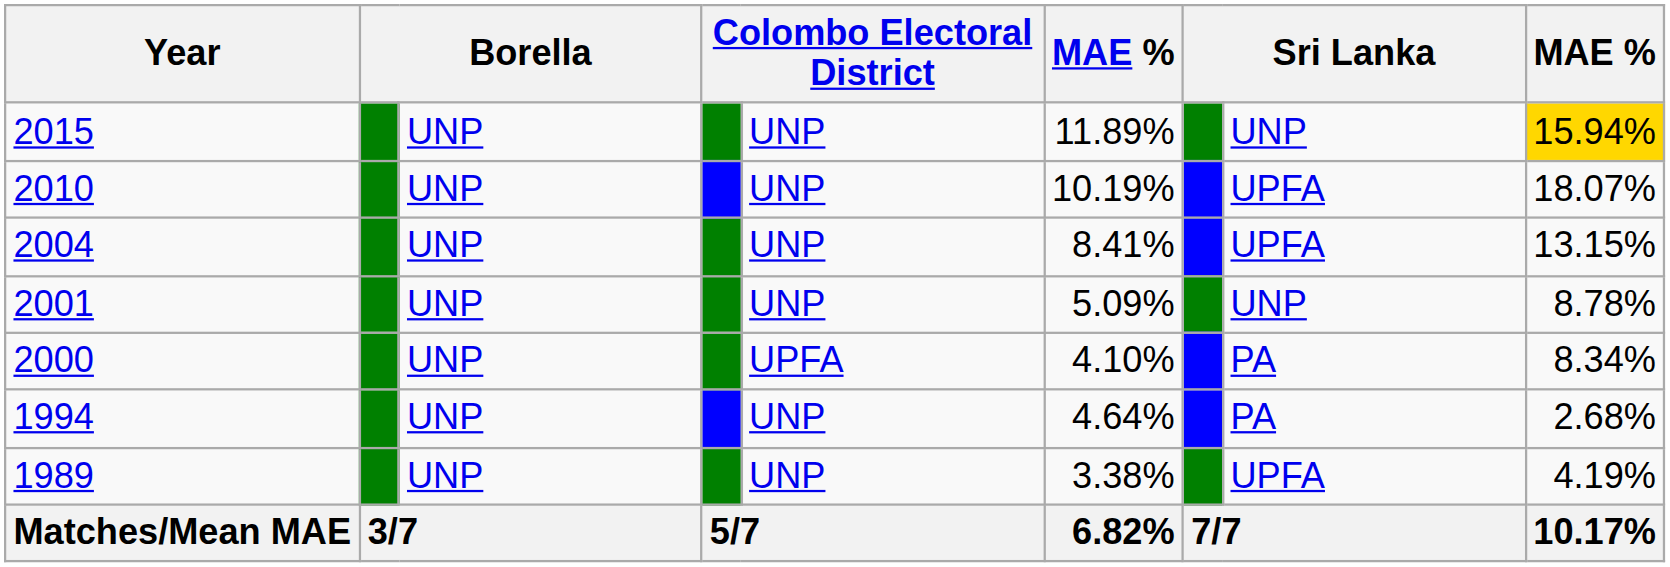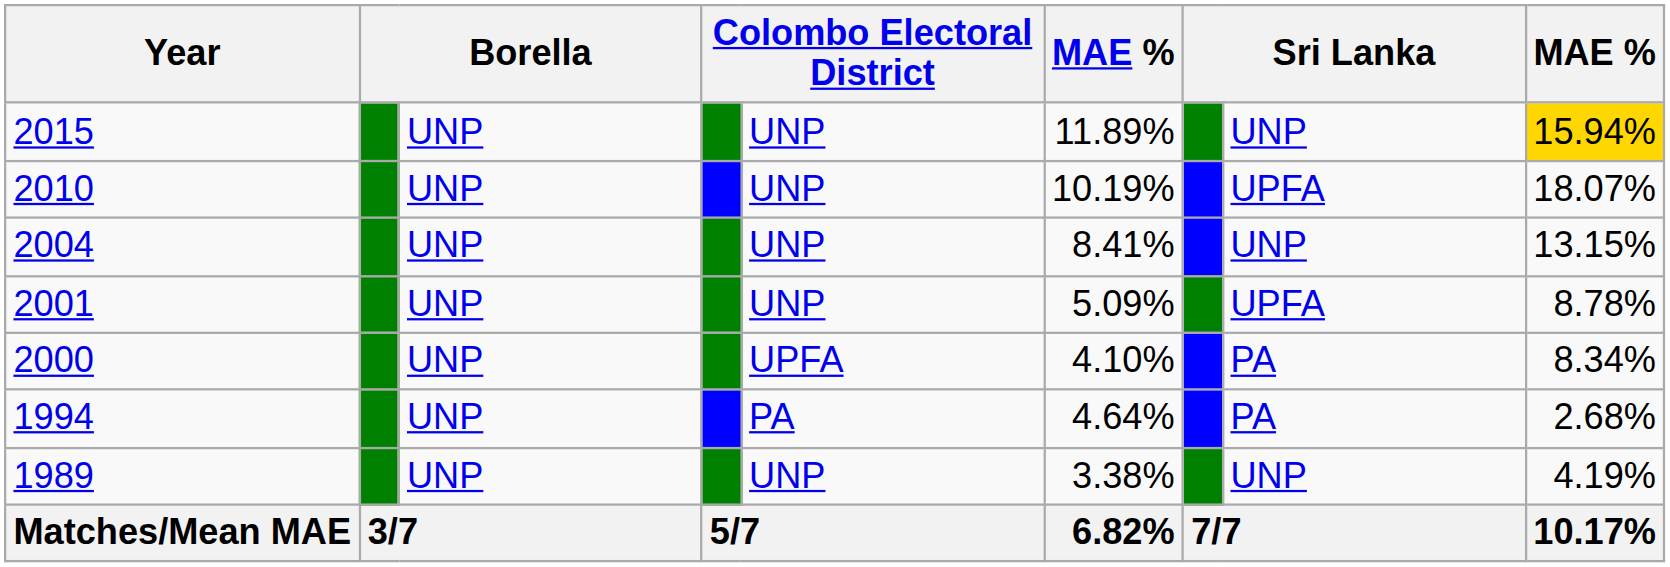(1278, 245) UPFA -> (1269, 245) UNP
(1269, 303) UNP -> (1278, 303) UPFA
(787, 417) UNP -> (772, 417) PA
(1278, 475) UPFA -> (1269, 475) UNP
